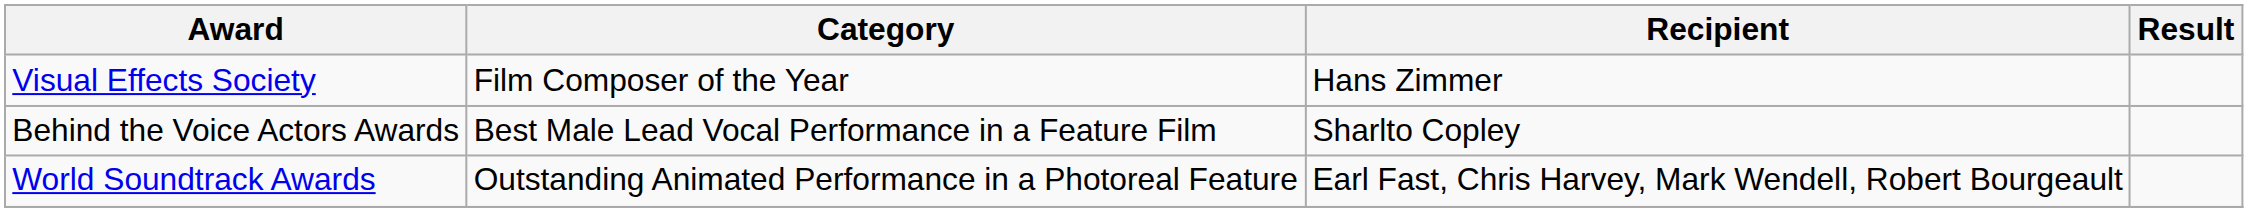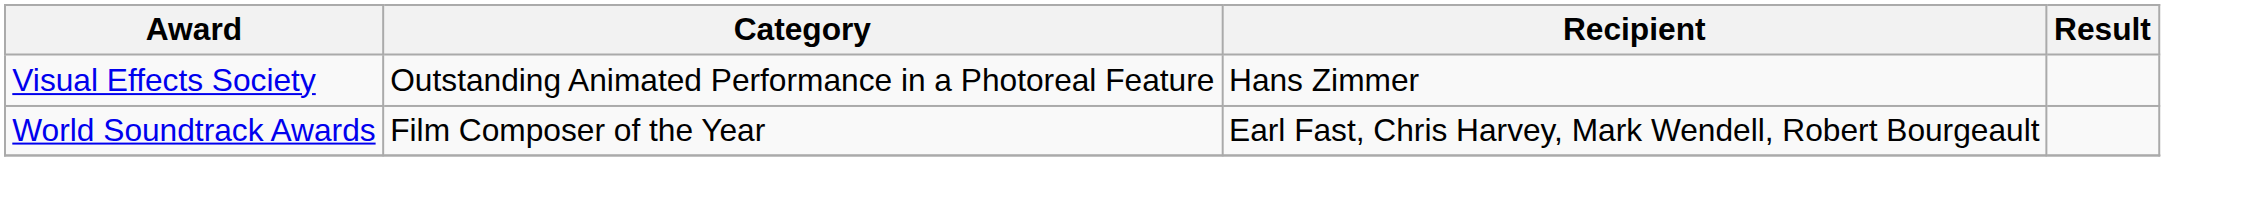(661, 79) Film Composer of the Year -> (802, 79) Outstanding Animated Performance in a Photoreal Feature
- row: (236, 130)
(886, 180) Outstanding Animated Performance in a Photoreal Feature -> (578, 130) Film Composer of the Year
